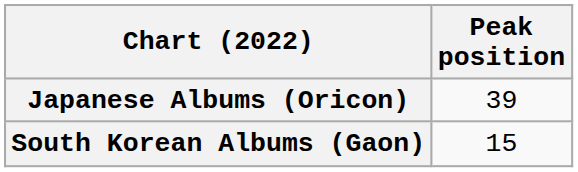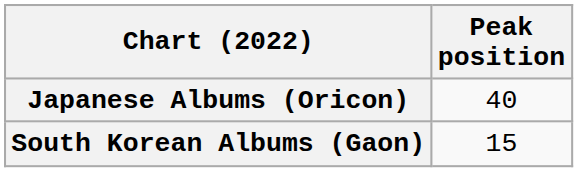(501, 100) 39 -> (501, 100) 40
